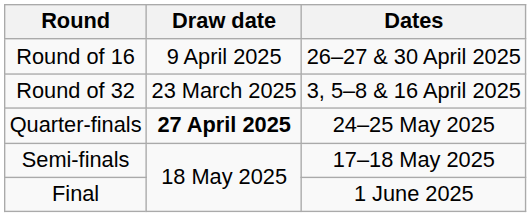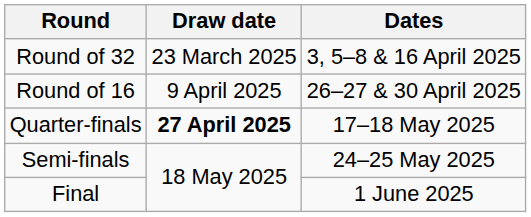rows swapped: (76, 90) <-> (76, 56)
(414, 125) 24–25 May 2025 -> (414, 125) 17–18 May 2025
(414, 159) 17–18 May 2025 -> (414, 159) 24–25 May 2025
